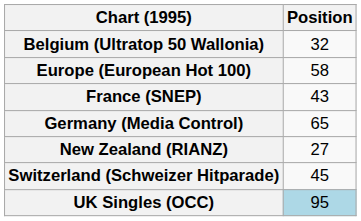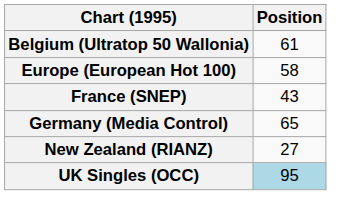(320, 44) 32 -> (290, 44) 61
- row: (144, 176)
